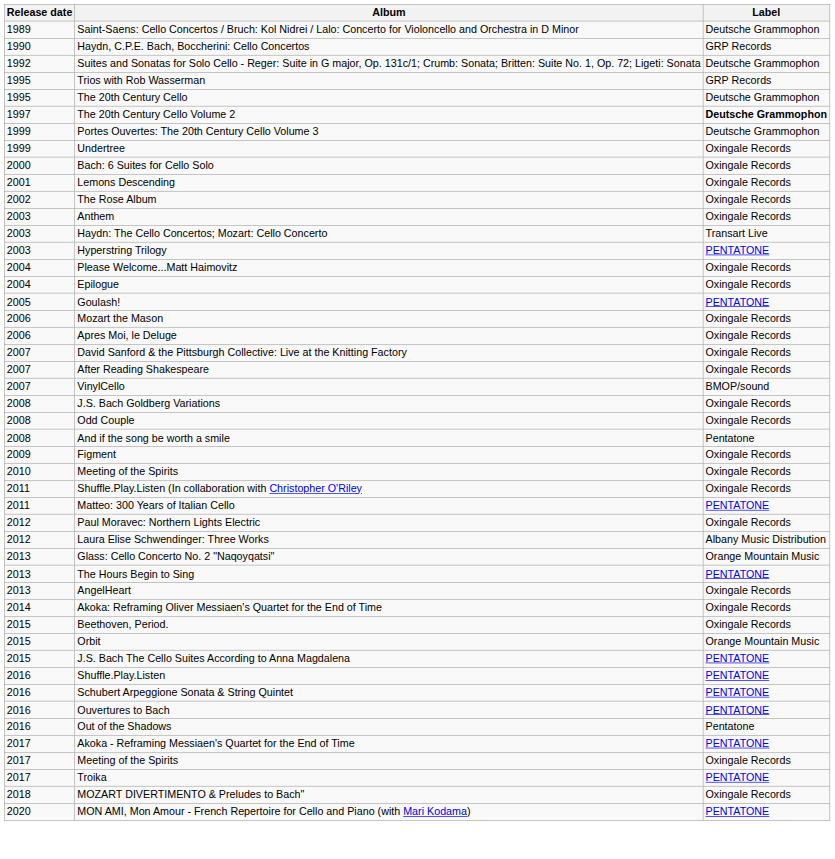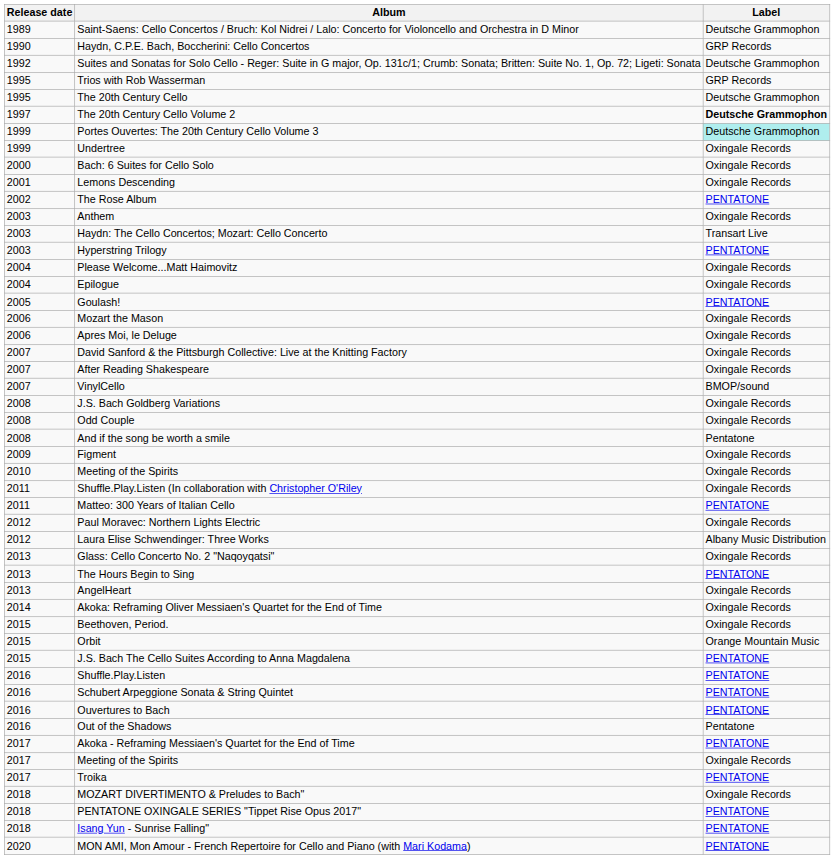(762, 132) no background -> (762, 132) paleturquoise background
(748, 200) Oxingale Records -> (737, 200) PENTATONE
(762, 557) Orange Mountain Music -> (748, 557) Oxingale Records
+ row: (19, 812)
+ row: (19, 829)
